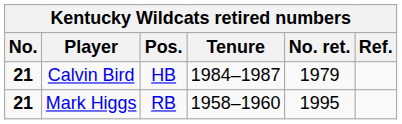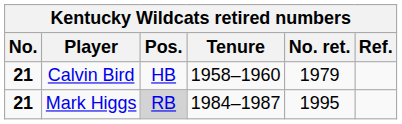(236, 75) 1984–1987 -> (236, 75) 1958–1960
(164, 103) no background -> (164, 103) lightgrey background
(236, 103) 1958–1960 -> (236, 103) 1984–1987
